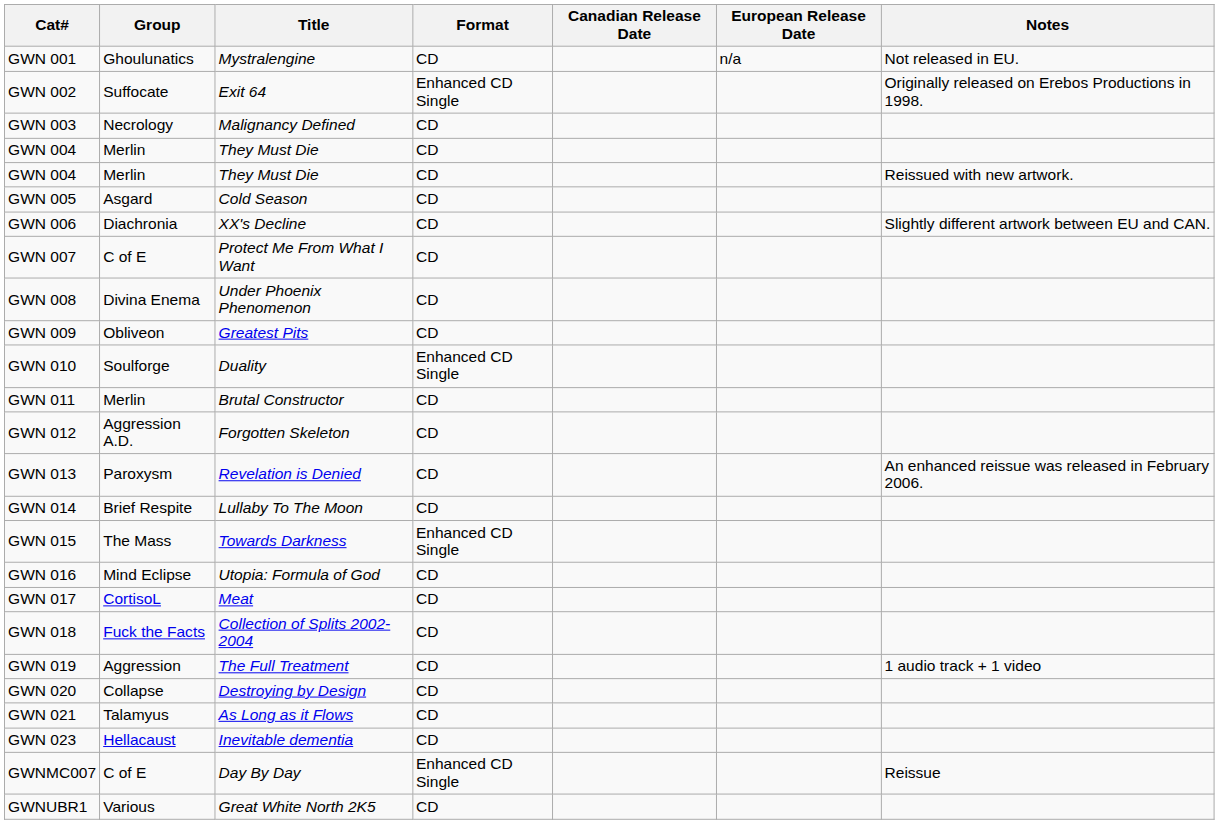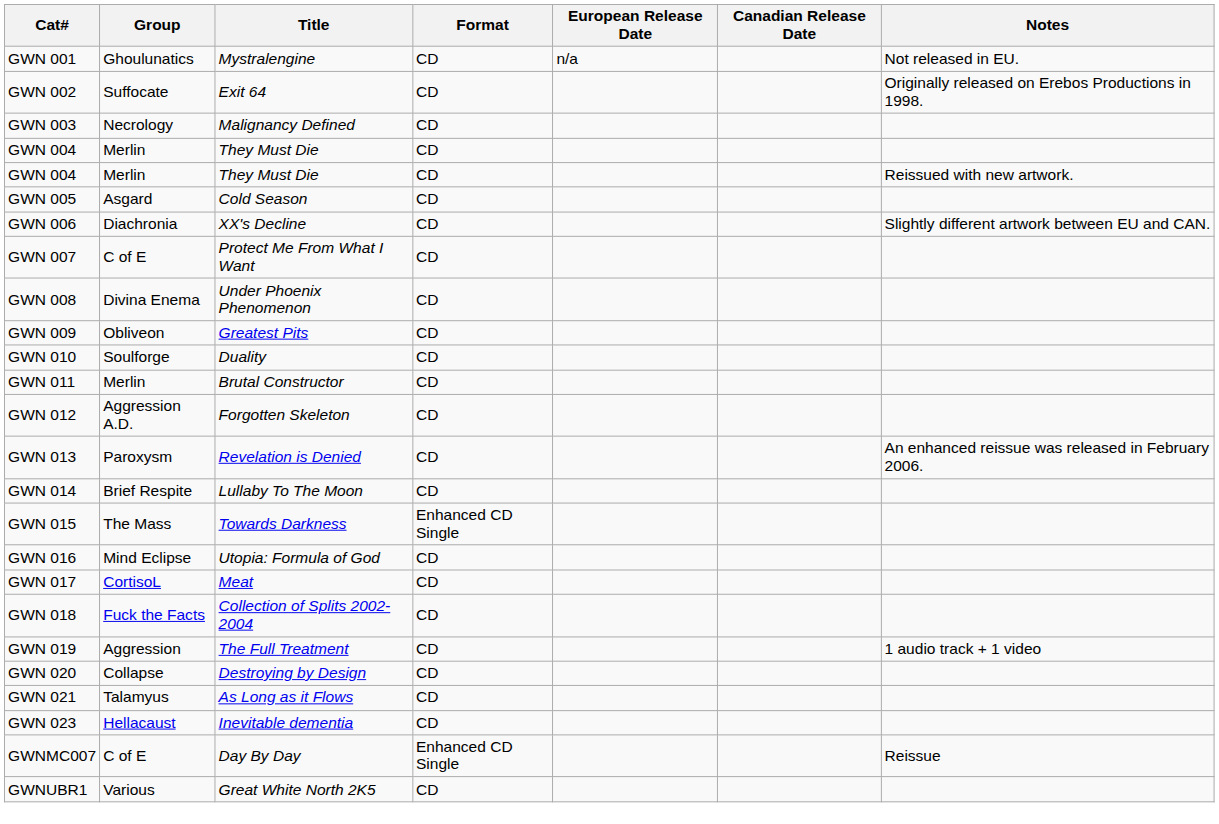columns swapped: (634, 25) <-> (798, 25)
(464, 92) Enhanced CD Single -> (427, 92) CD
(464, 366) Enhanced CD Single -> (427, 357) CD
